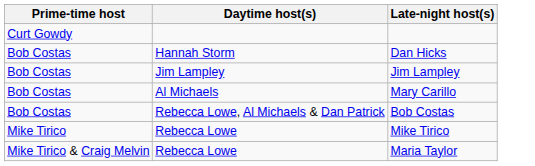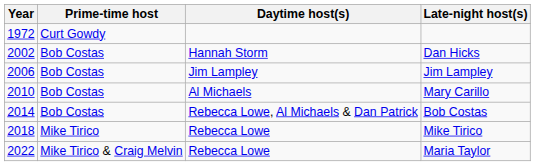+ column: (21, 14)
